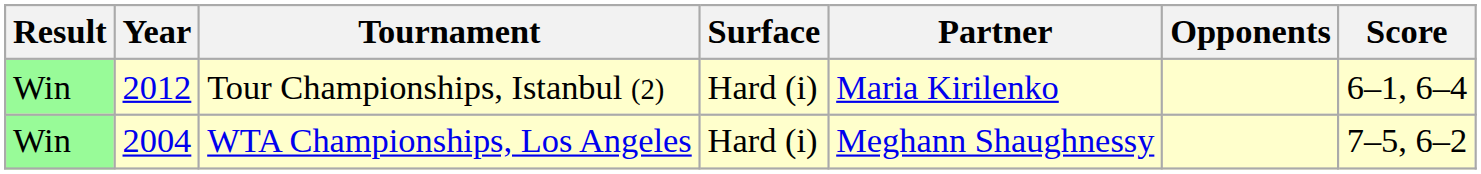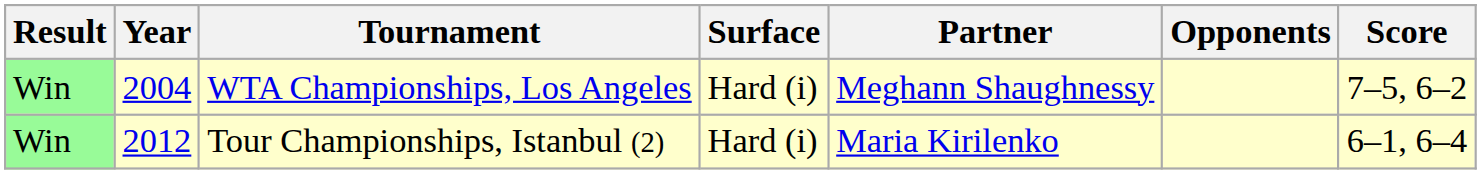rows swapped: (449, 140) <-> (436, 86)
